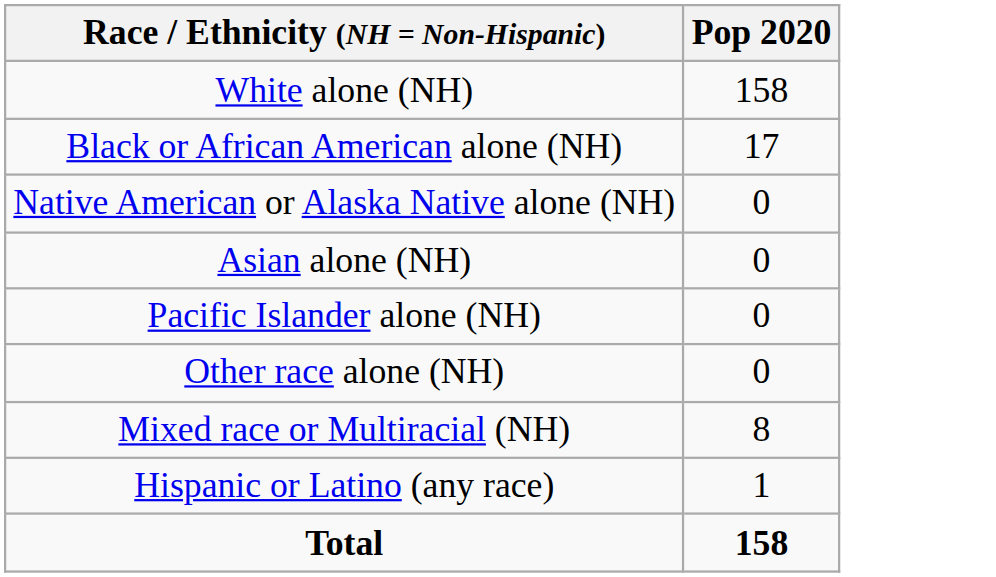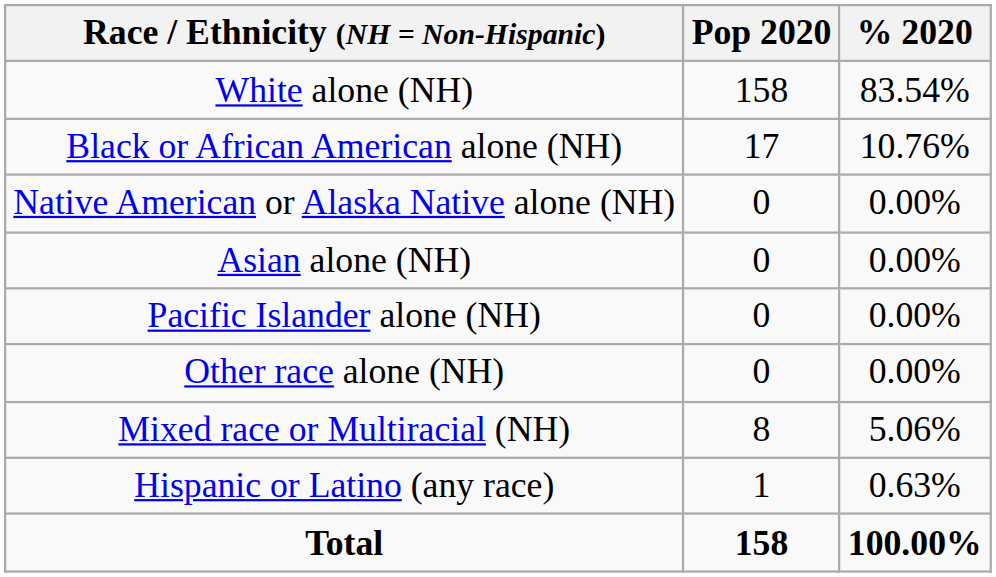+ column: (915, 32)
